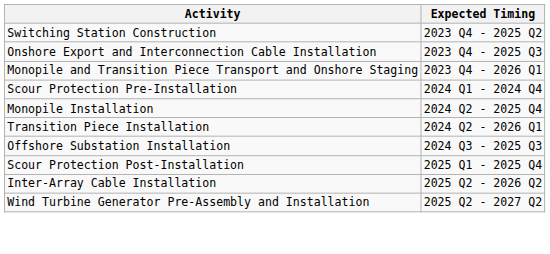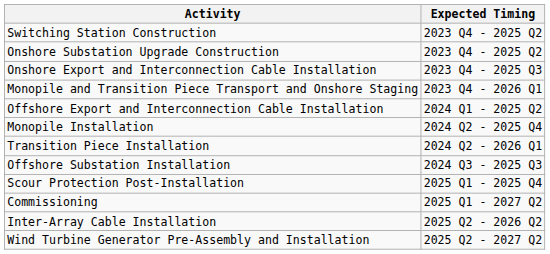+ row: (143, 52)
- row: (122, 89)
+ row: (195, 108)
+ row: (52, 202)
